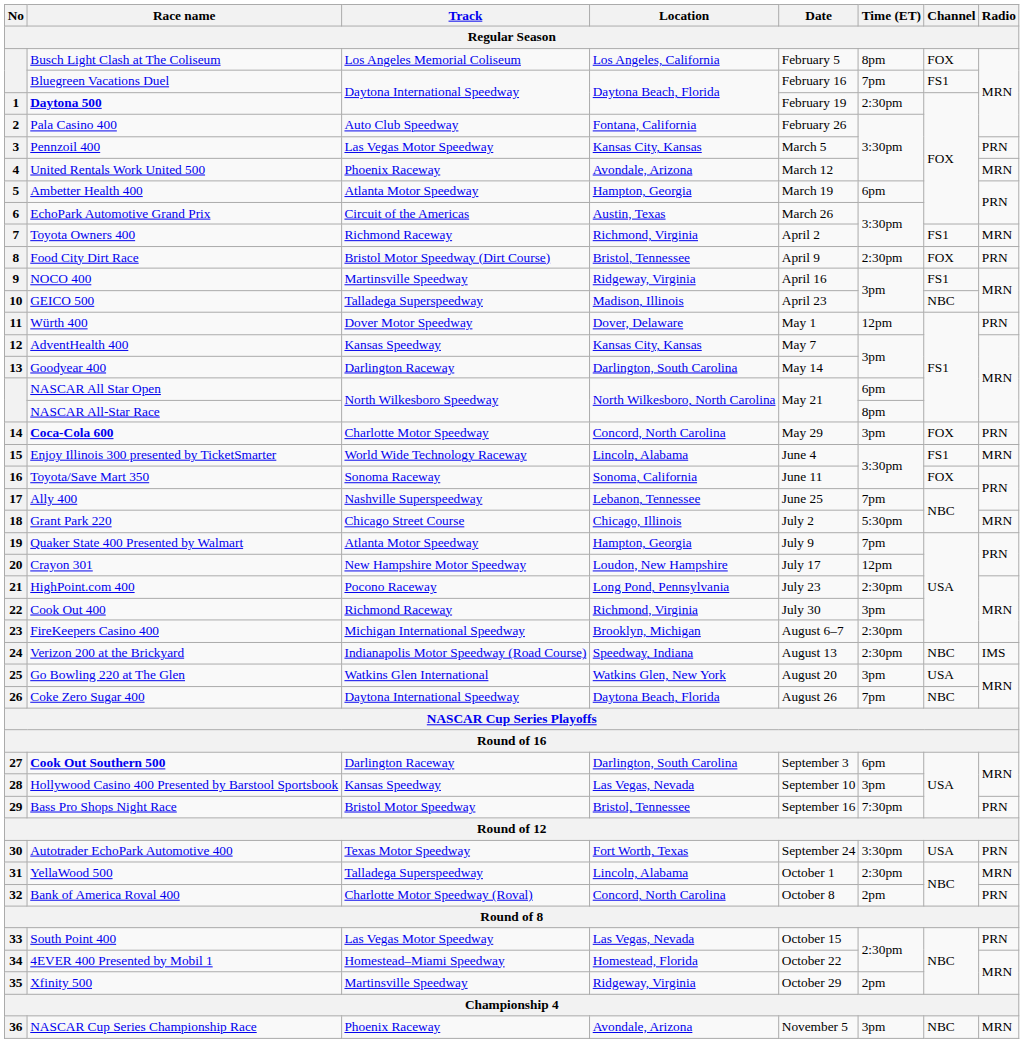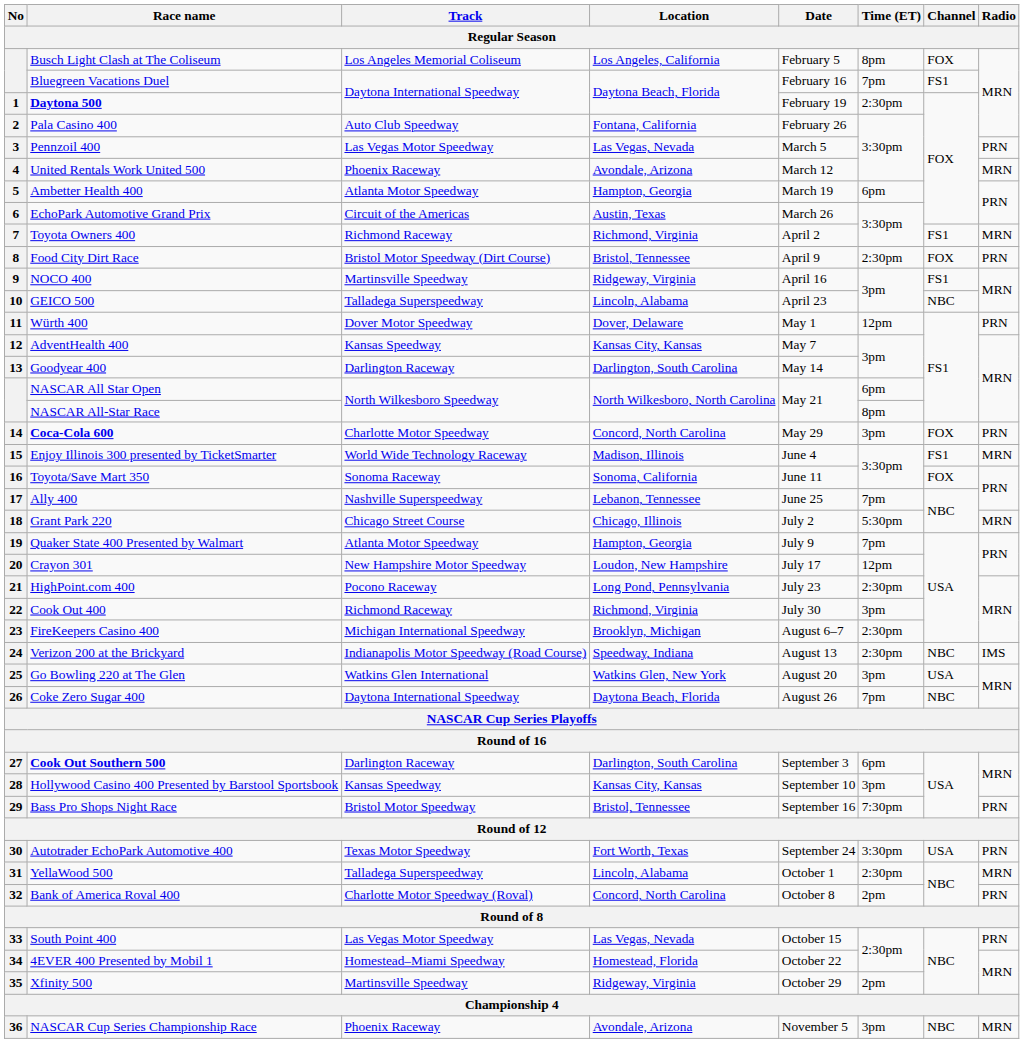(647, 147) Kansas City, Kansas -> (643, 147) Las Vegas, Nevada
(638, 300) Madison, Illinois -> (640, 300) Lincoln, Alabama
(640, 454) Lincoln, Alabama -> (638, 454) Madison, Illinois
(643, 784) Las Vegas, Nevada -> (647, 784) Kansas City, Kansas
